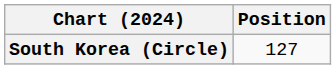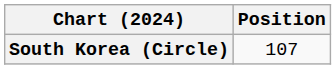(282, 50) 127 -> (282, 50) 107
